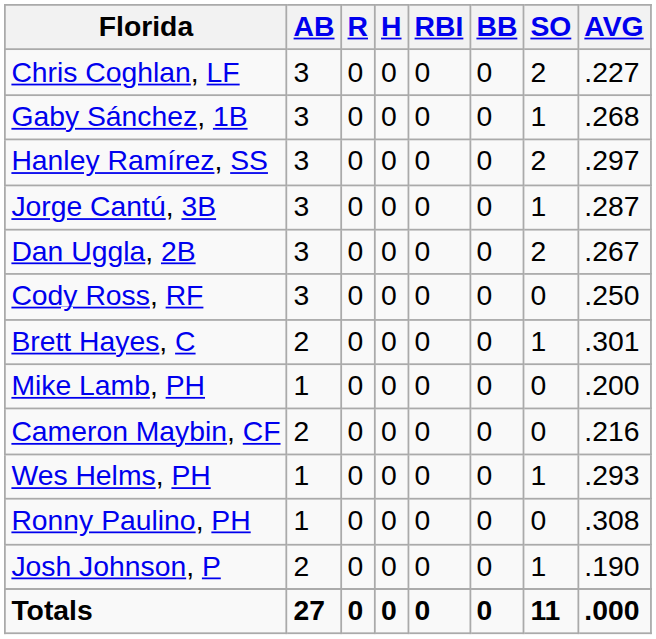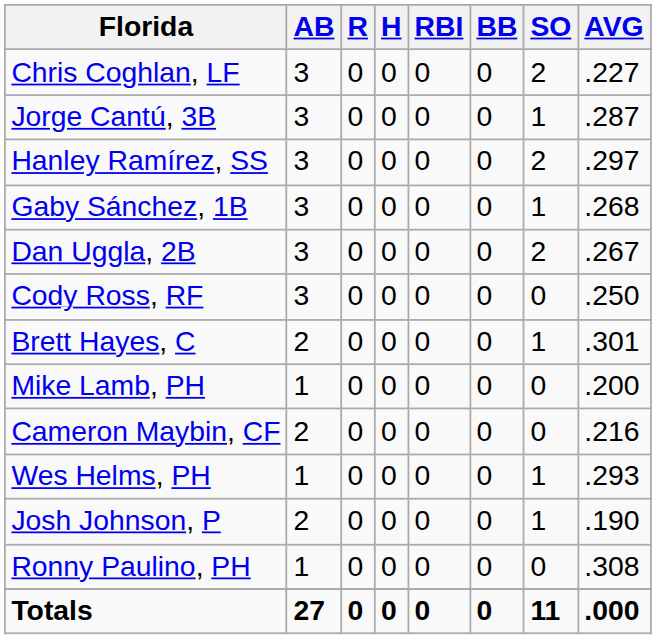rows swapped: (129, 116) <-> (114, 206)
rows swapped: (116, 565) <-> (131, 521)
